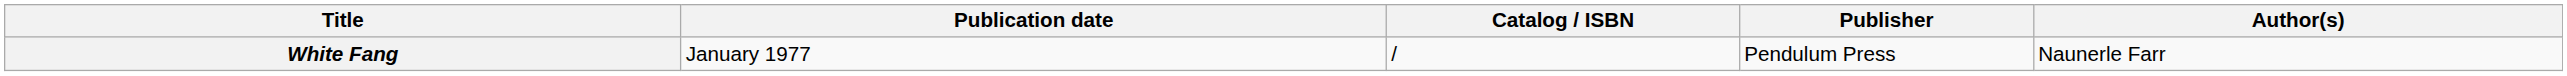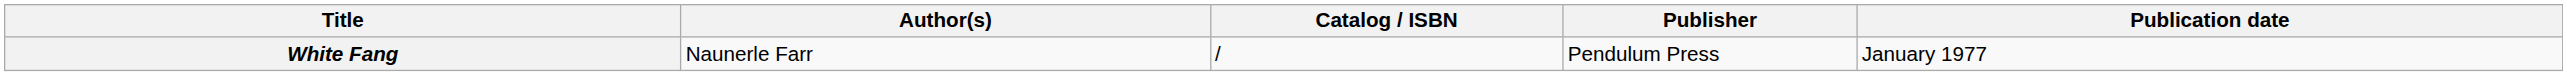columns swapped: (2298, 20) <-> (1034, 20)
